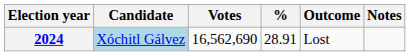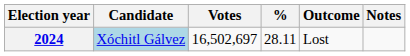(225, 39) 16,562,690 -> (225, 39) 16,502,697
(280, 39) 28.91 -> (280, 39) 28.11
